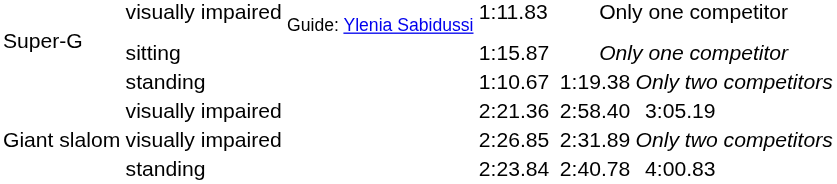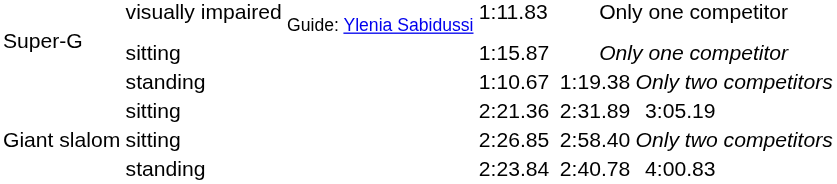(204, 111) visually impaired -> (153, 111) sitting
(595, 111) 2:58.40 -> (595, 111) 2:31.89
(204, 140) visually impaired -> (153, 140) sitting
(595, 140) 2:31.89 -> (595, 140) 2:58.40
